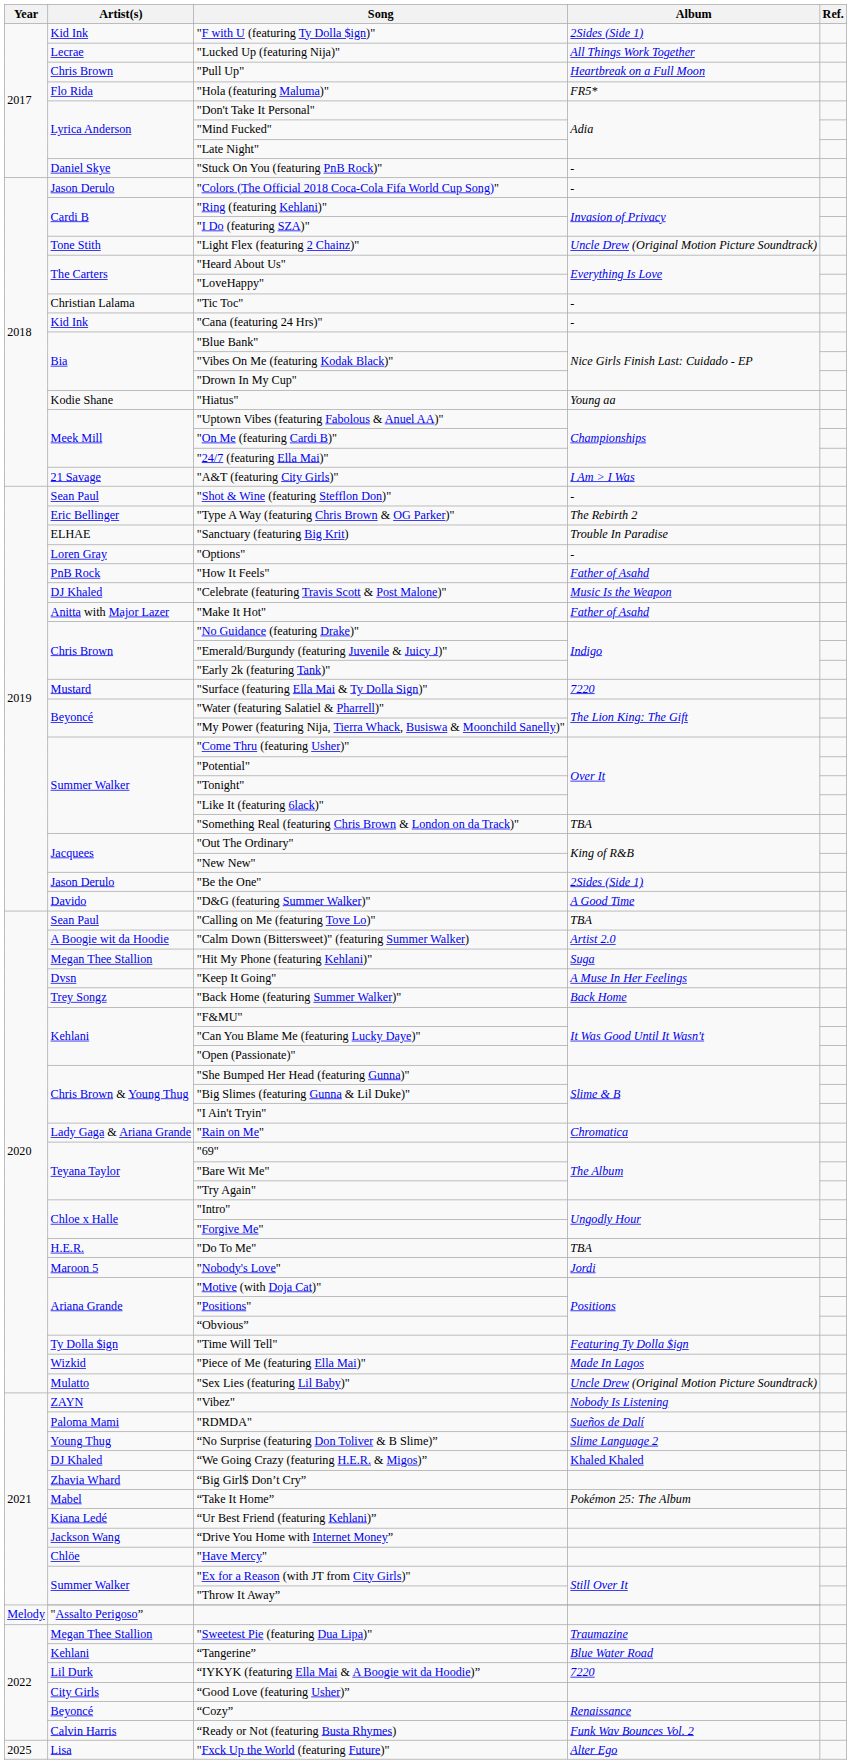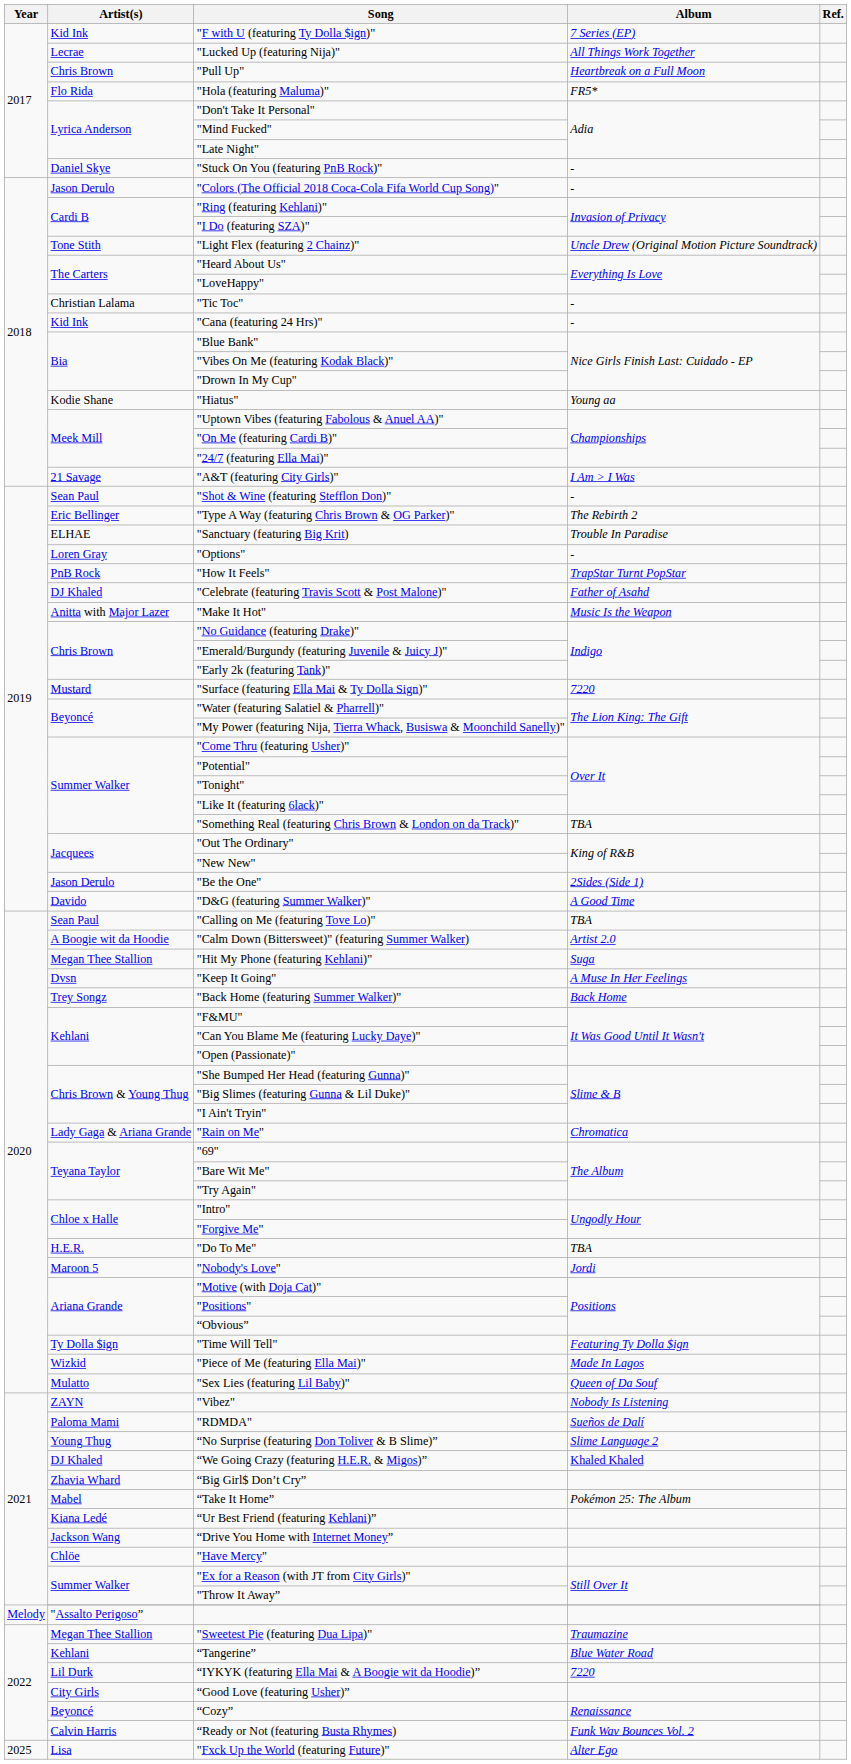(607, 33) 2Sides (Side 1) -> (603, 33) 7 Series (EP)
(610, 573) Father of Asahd -> (628, 573) TrapStar Turnt PopStar
(621, 592) Music Is the Weapon -> (610, 592) Father of Asahd
(610, 611) Father of Asahd -> (621, 611) Music Is the Weapon
(694, 1383) Uncle Drew (Original Motion Picture Soundtrack) -> (614, 1383) Queen of Da Souf
